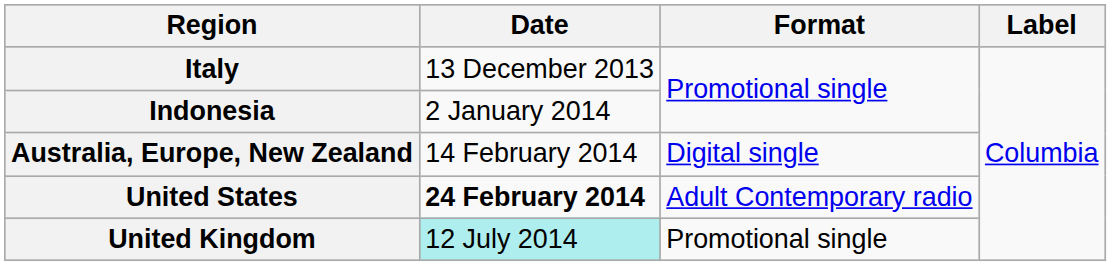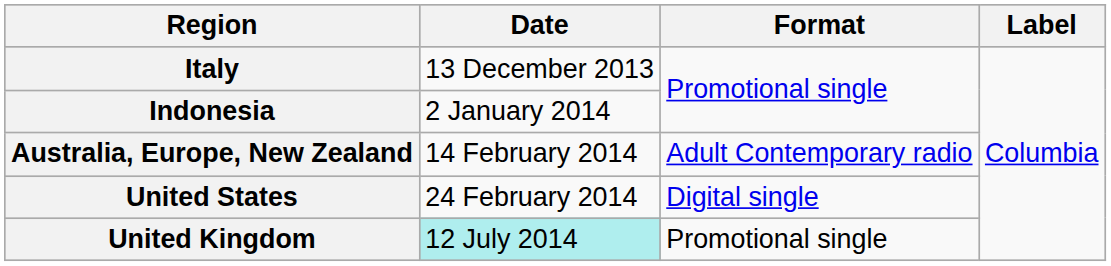(742, 153) Digital single -> (819, 153) Adult Contemporary radio
(535, 196) bold -> (531, 196) normal
(819, 196) Adult Contemporary radio -> (742, 196) Digital single
